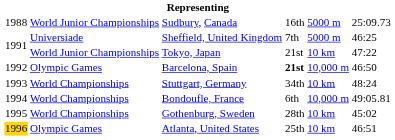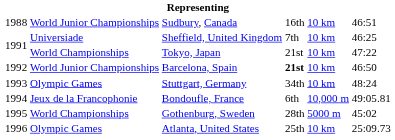(324, 22) 5000 m -> (321, 22) 10 km
(371, 22) 25:09.73 -> (364, 22) 46:51
(324, 37) 5000 m -> (321, 37) 10 km
(94, 52) World Junior Championships -> (79, 52) World Championships
(66, 68) Olympic Games -> (94, 68) World Junior Championships
(328, 68) 10,000 m -> (321, 68) 10 km
(79, 83) World Championships -> (66, 83) Olympic Games
(79, 98) World Championships -> (84, 98) Jeux de la Francophonie
(321, 113) 10 km -> (324, 113) 5000 m
(16, 128) gold background -> (16, 128) no background
(364, 128) 46:51 -> (371, 128) 25:09.73
